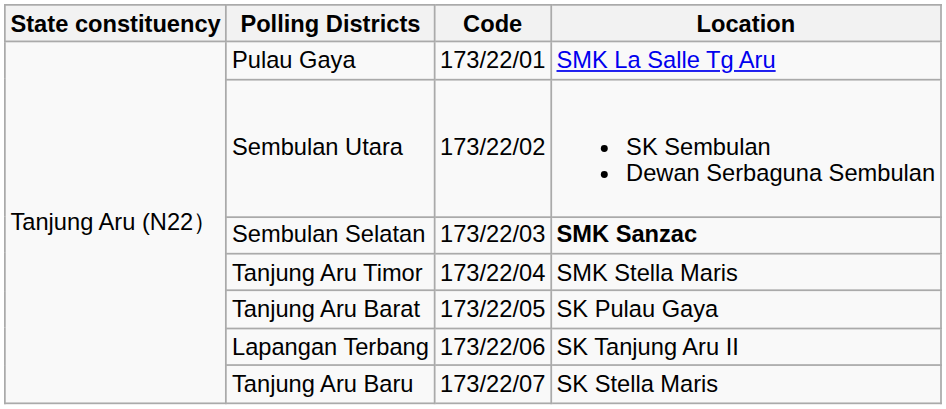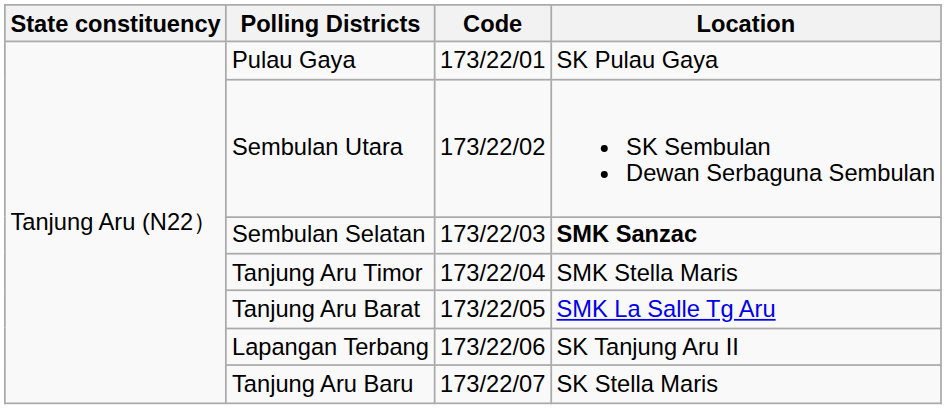(666, 60) SMK La Salle Tg Aru -> (637, 60) SK Pulau Gaya
(637, 309) SK Pulau Gaya -> (666, 309) SMK La Salle Tg Aru
